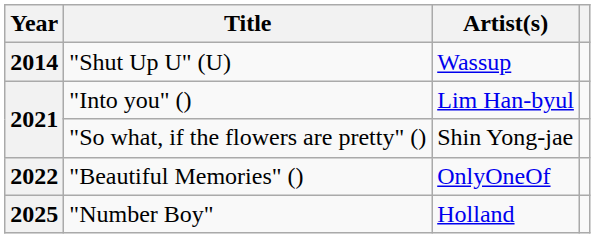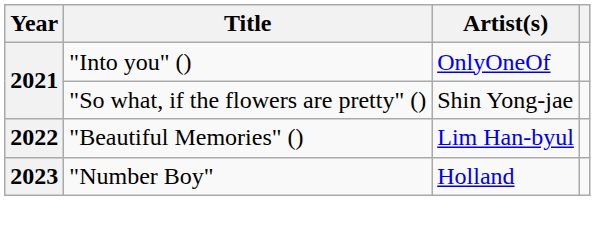- row: (150, 61)
(506, 99) Lim Han-byul -> (494, 61) OnlyOneOf
(494, 175) OnlyOneOf -> (506, 137) Lim Han-byul
(34, 213) 2025 -> (34, 175) 2023
